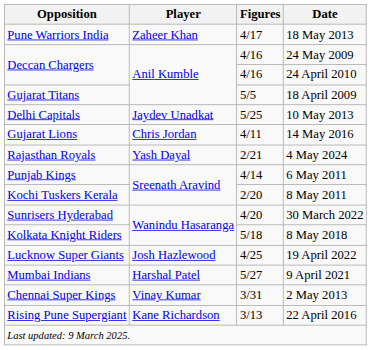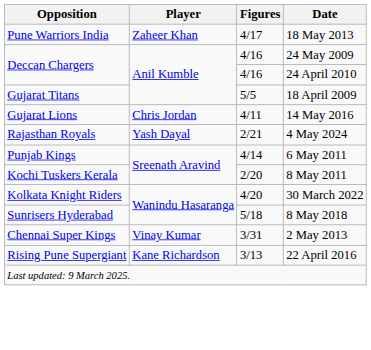- row: (320, 114)
(60, 214) Sunrisers Hyderabad -> (65, 194) Kolkata Knight Riders
(65, 235) Kolkata Knight Riders -> (60, 214) Sunrisers Hyderabad
- row: (321, 255)
- row: (318, 275)
